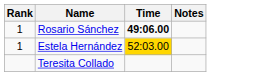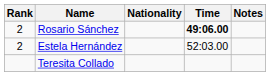+ column: (154, 13)
(20, 30) 1 -> (20, 30) 2
(20, 47) 1 -> (20, 47) 2
(148, 47) gold background -> (208, 47) no background
